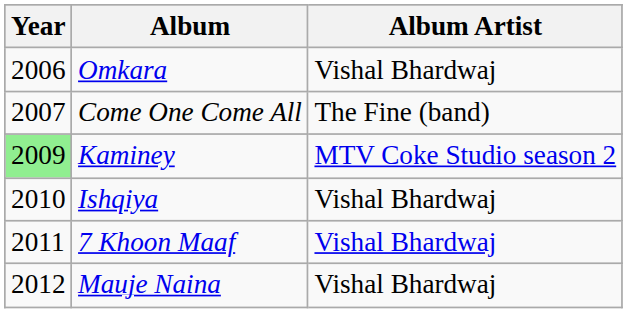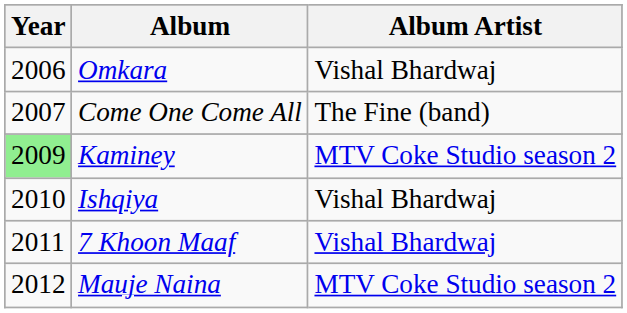(405, 284) Vishal Bhardwaj -> (465, 284) MTV Coke Studio season 2
